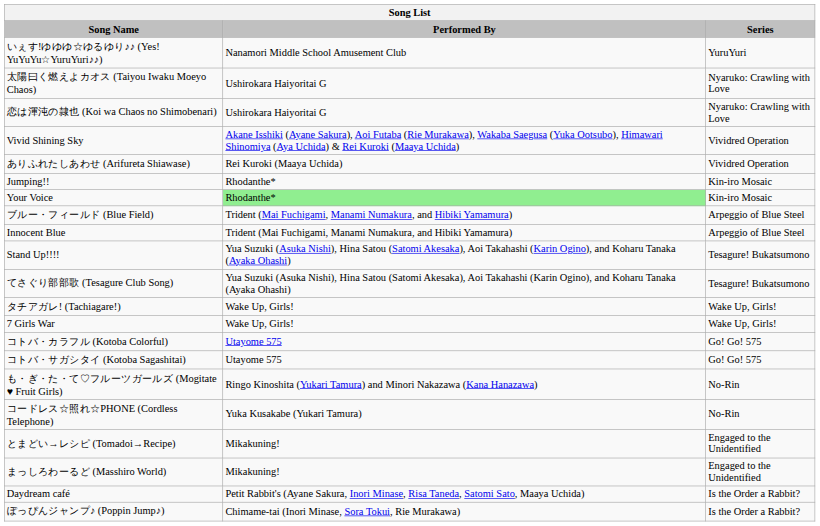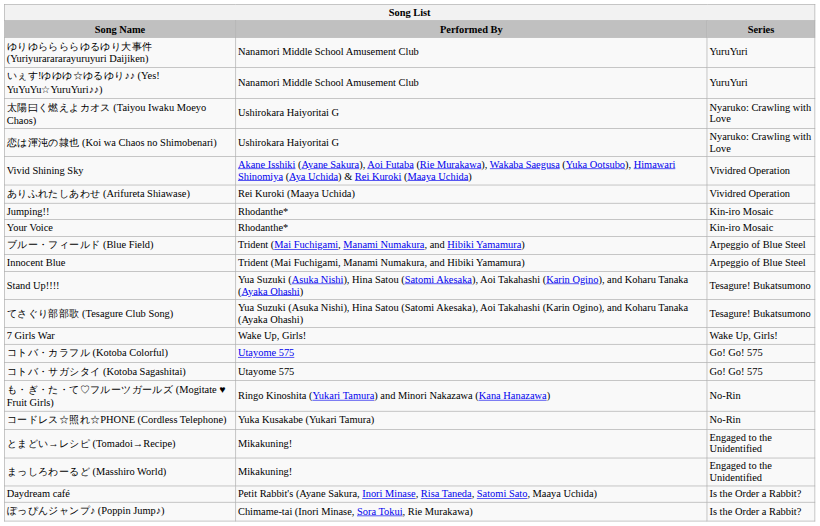+ row: (80, 52)
(251, 197) lightgreen background -> (263, 228) no background
- row: (64, 306)
